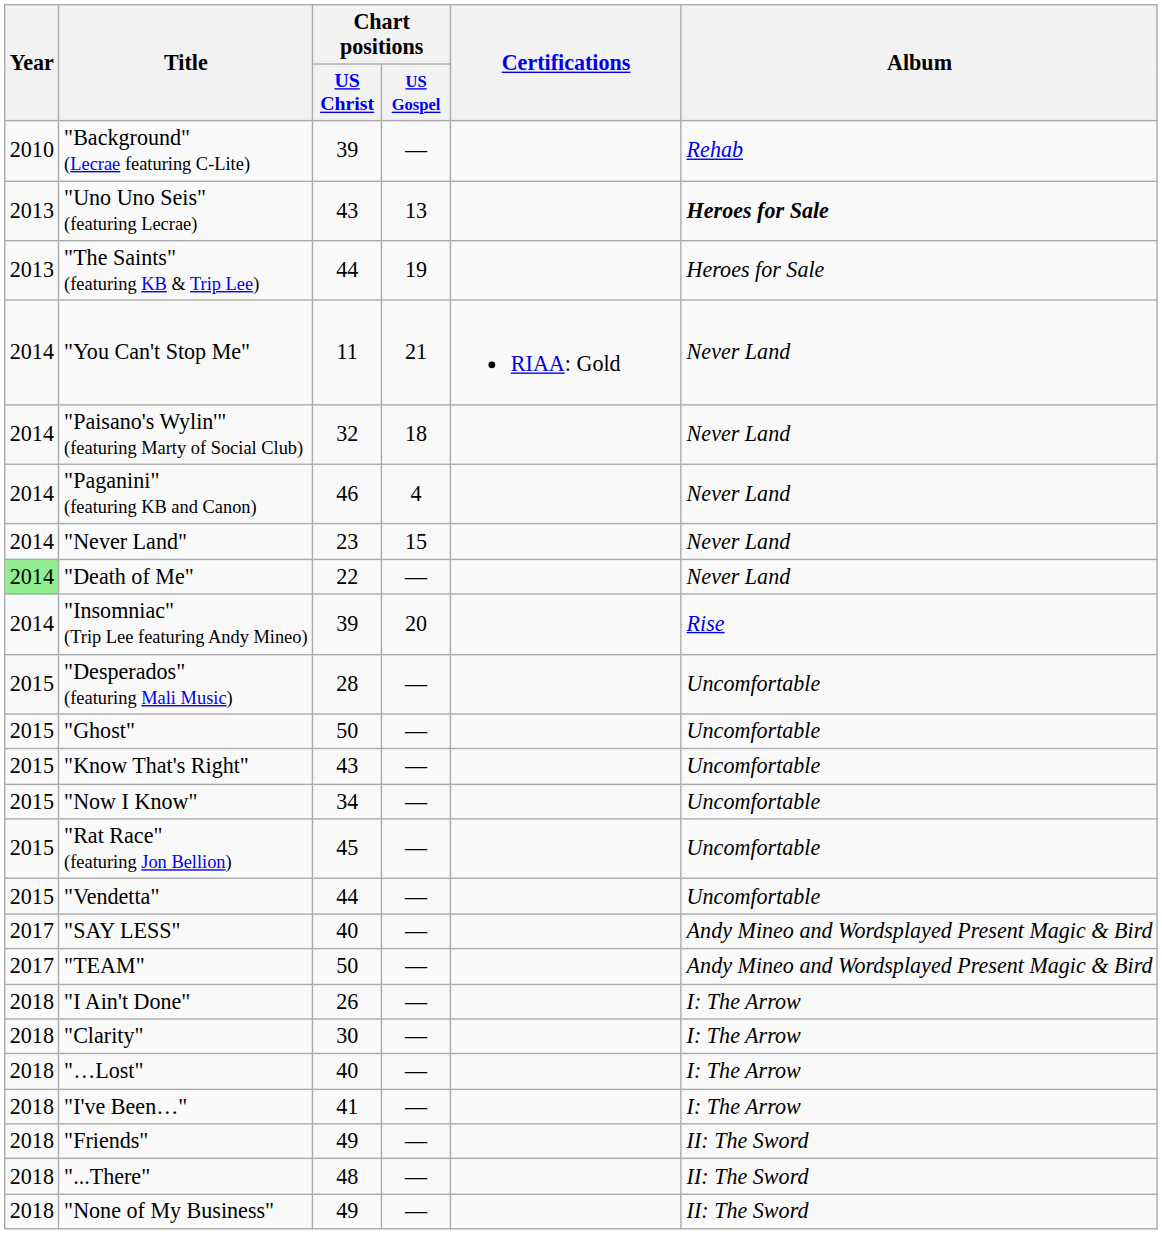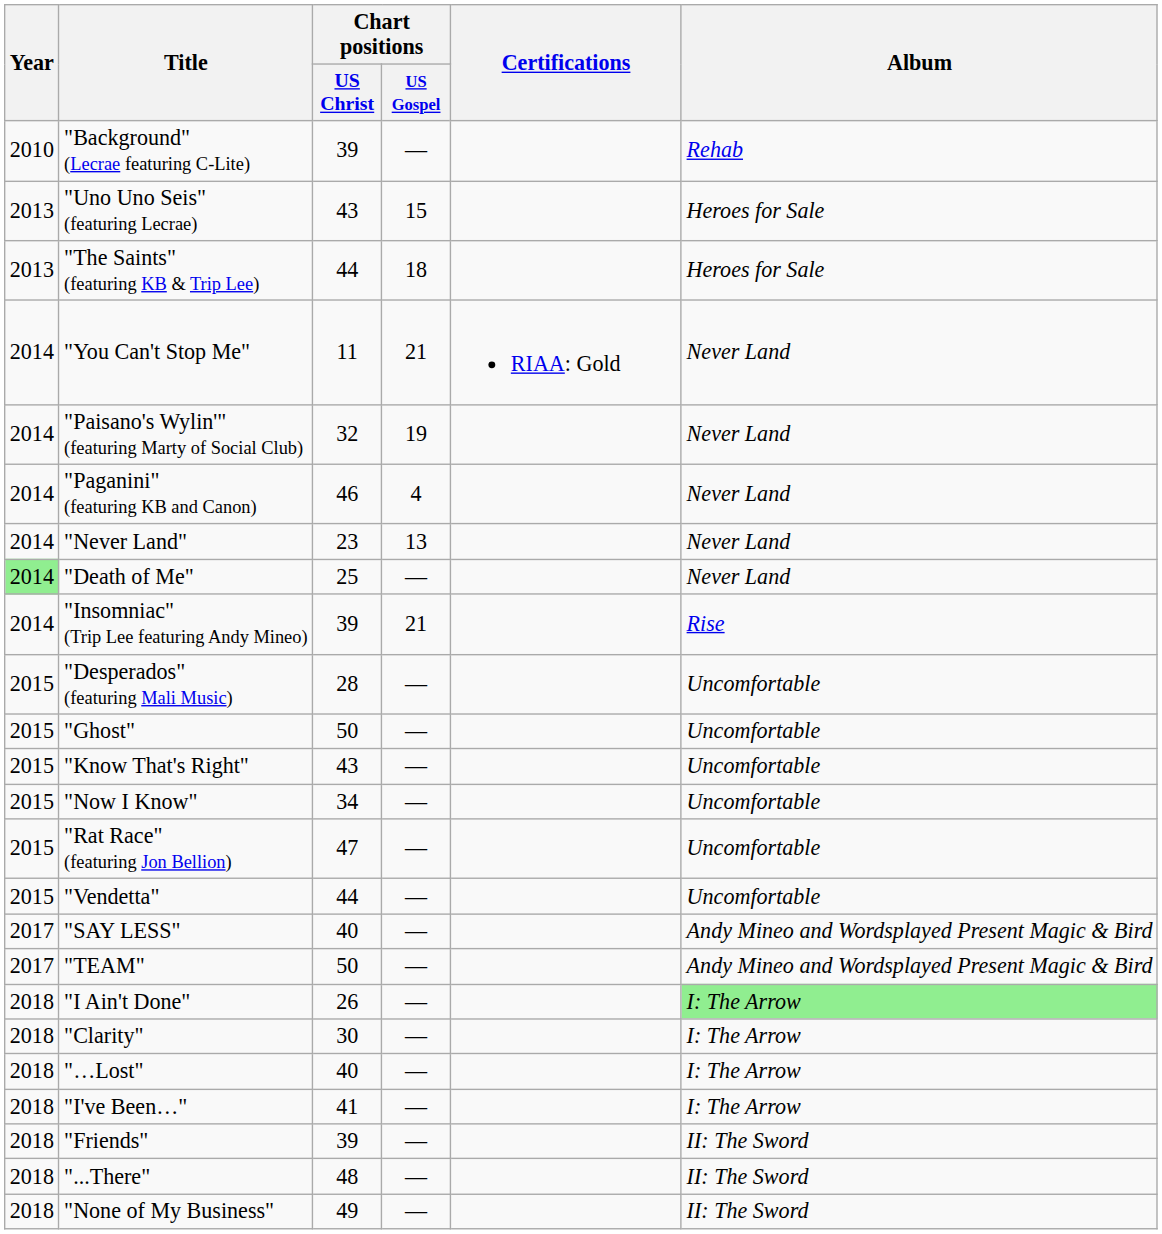(416, 210) 13 -> (416, 210) 15
(758, 210) bold -> (755, 210) normal
(416, 270) 19 -> (416, 270) 18
(416, 434) 18 -> (416, 434) 19
(416, 541) 15 -> (416, 541) 13
(347, 576) 22 -> (347, 576) 25
(416, 623) 20 -> (416, 623) 21
(347, 848) 45 -> (347, 848) 47
(744, 1001) no background -> (744, 1001) lightgreen background
(347, 1141) 49 -> (347, 1141) 39
